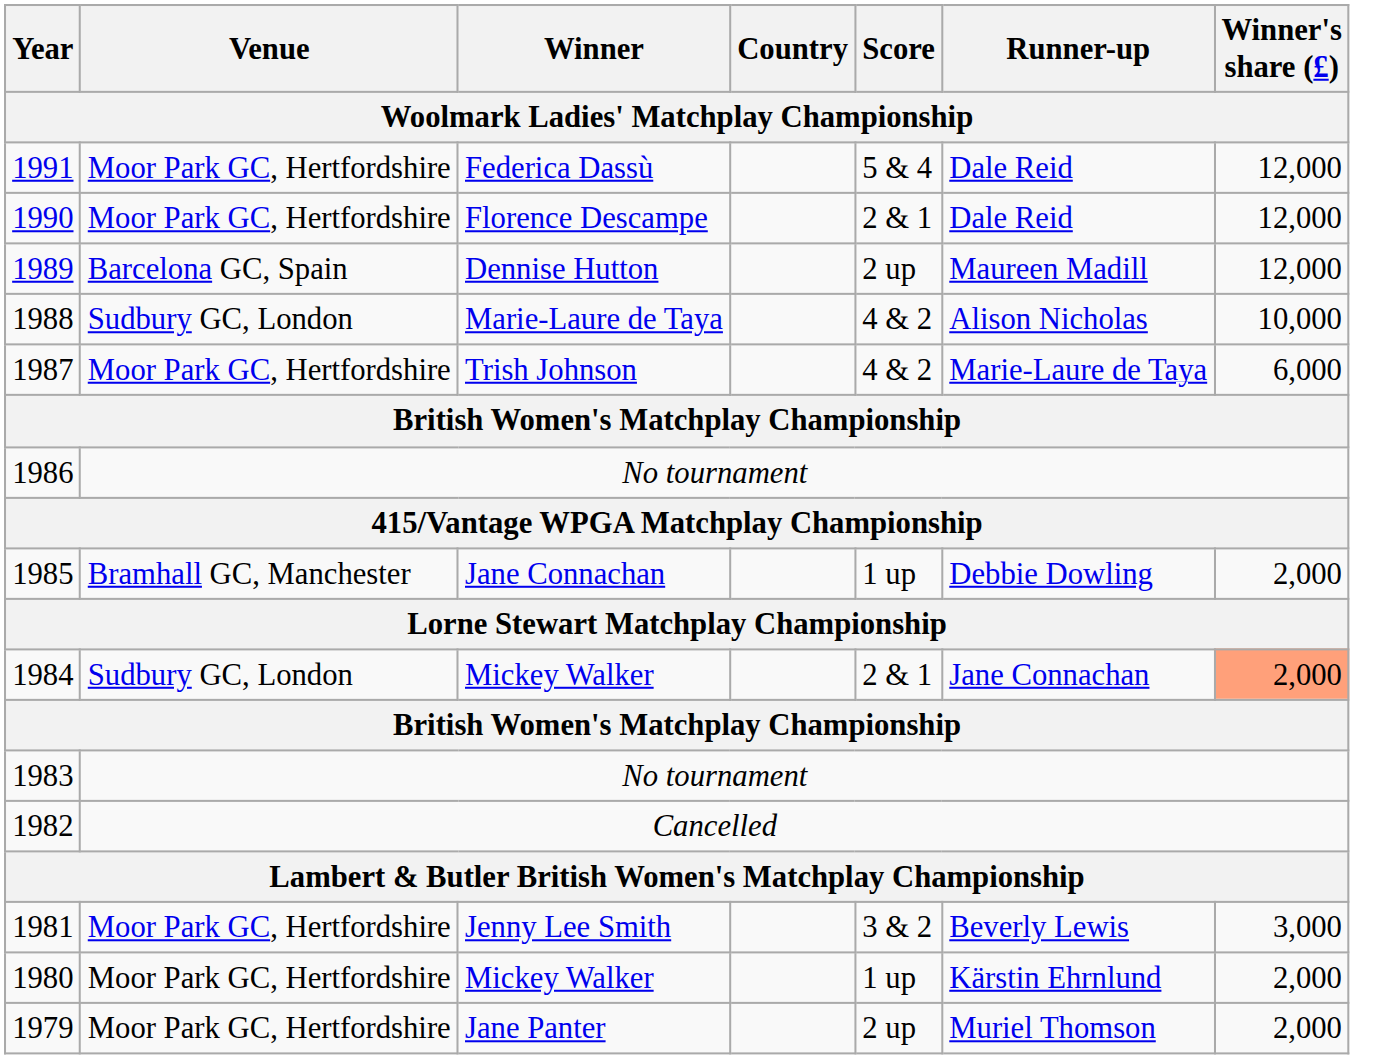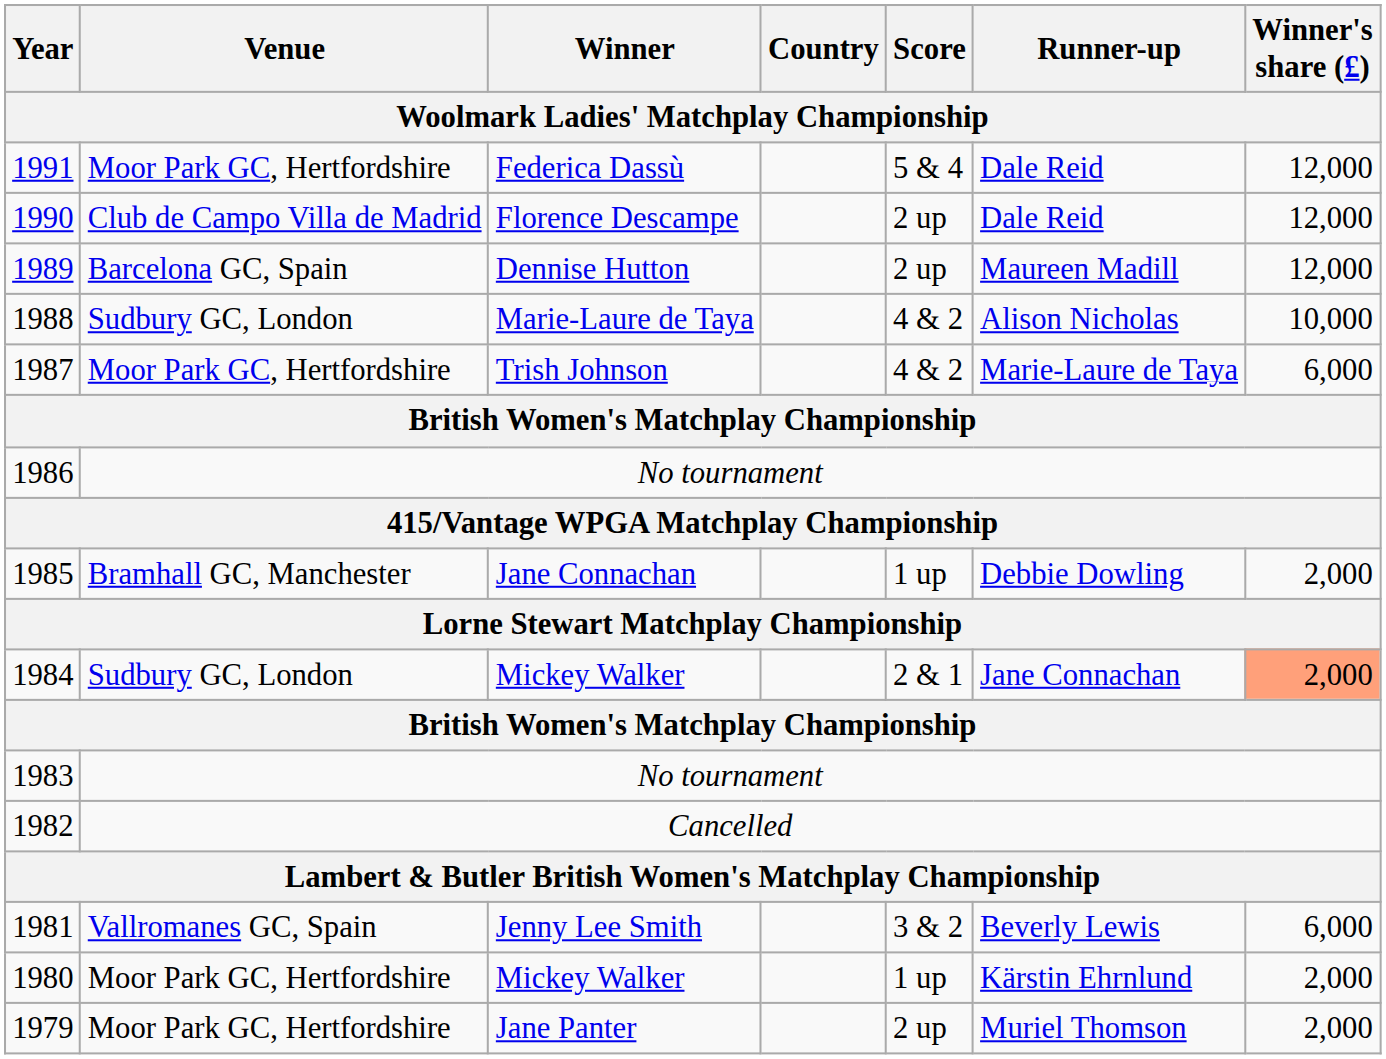(269, 218) Moor Park GC, Hertfordshire -> (285, 218) Club de Campo Villa de Madrid
(897, 218) 2 & 1 -> (920, 218) 2 up
(269, 927) Moor Park GC, Hertfordshire -> (232, 927) Vallromanes GC, Spain
(1307, 927) 3,000 -> (1338, 927) 6,000
